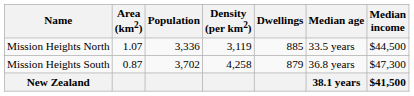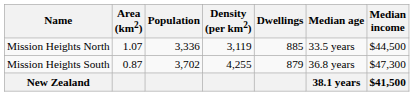(239, 64) 4,258 -> (239, 64) 4,255
